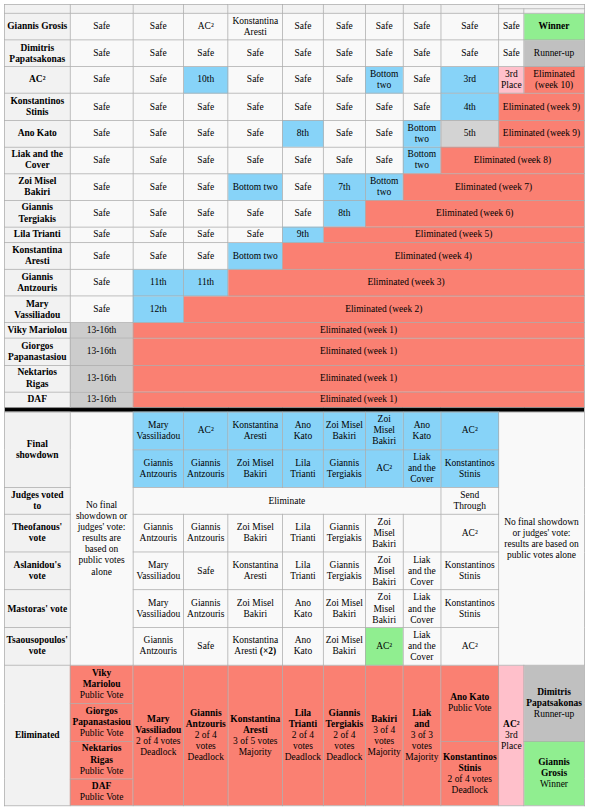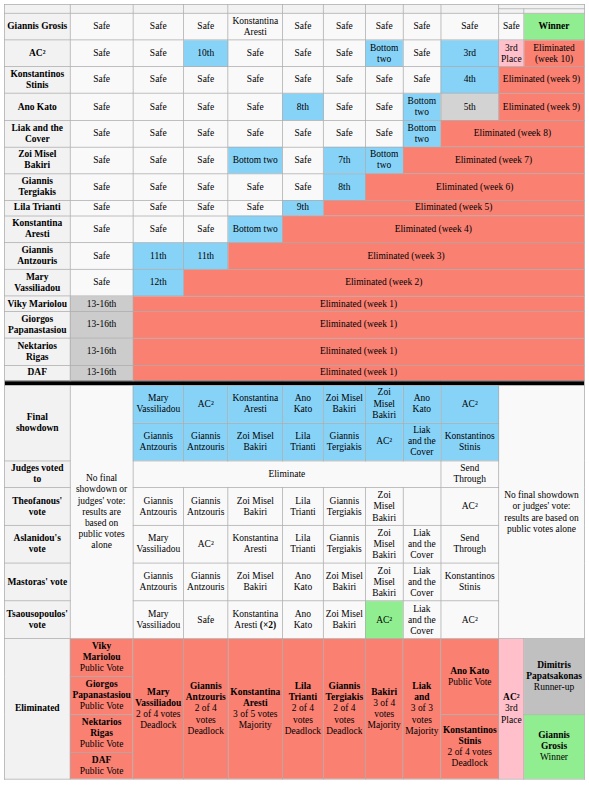(206, 26) AC² -> (206, 26) Safe
- row: (37, 53)
(206, 570) Safe -> (206, 544) AC²
(470, 570) Konstantinos Stinis -> (470, 544) Send Through
(158, 608) Mary Vassiliadou -> (158, 582) Giannis Antzouris
(158, 646) Giannis Antzouris -> (158, 619) Mary Vassiliadou
